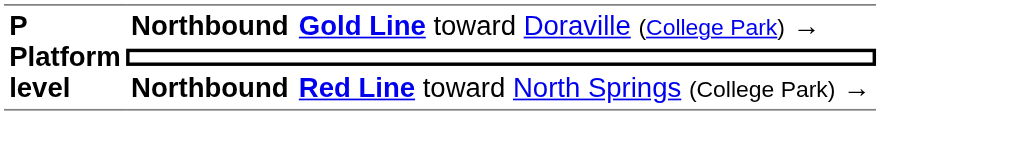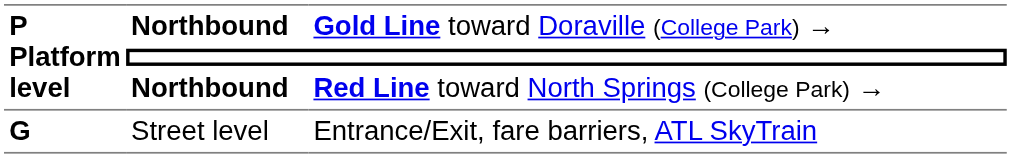+ row: (200, 130)
